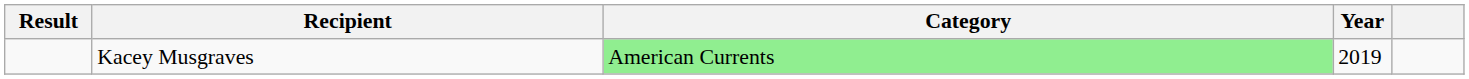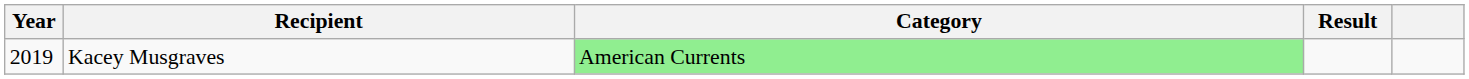columns swapped: (1362, 21) <-> (48, 21)
